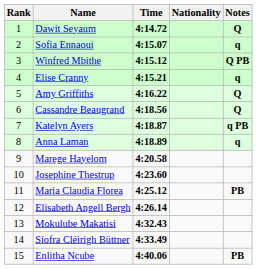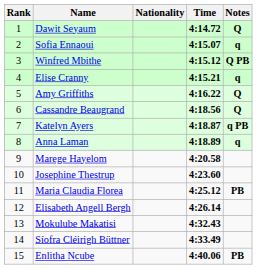columns swapped: (196, 12) <-> (151, 12)
